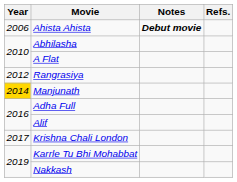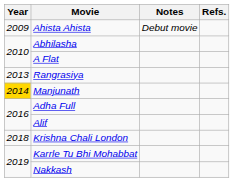(18, 28) 2006 -> (18, 28) 2009
(172, 28) bold -> (170, 28) normal
(18, 75) 2012 -> (18, 75) 2013
(18, 138) 2017 -> (18, 138) 2018
